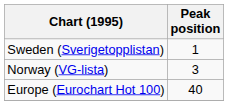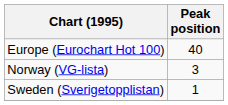rows swapped: (86, 89) <-> (86, 49)
